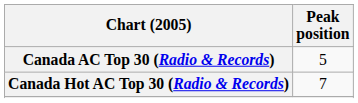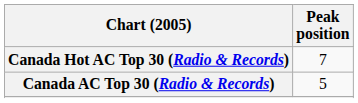rows swapped: (149, 59) <-> (149, 84)
